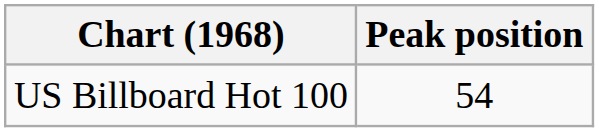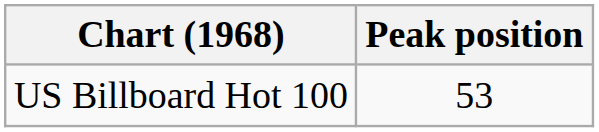(474, 94) 54 -> (474, 94) 53
